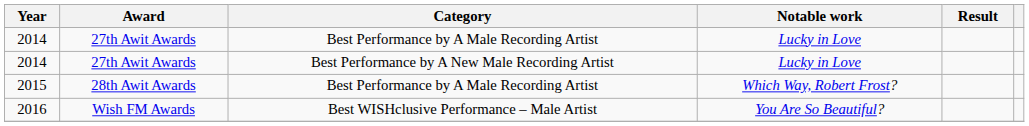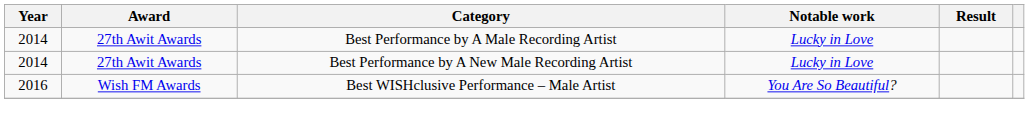- row: (32, 86)
